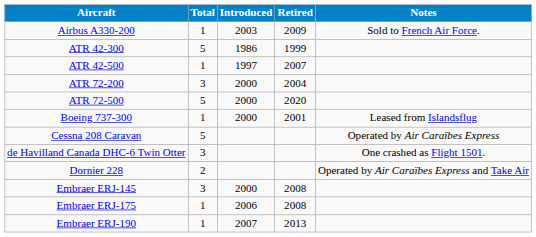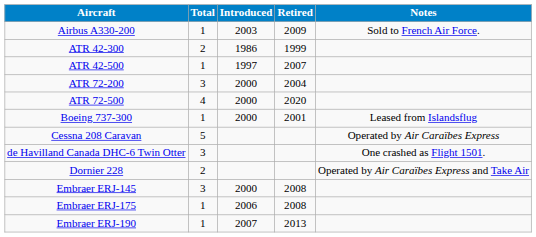(203, 48) 5 -> (203, 48) 2
(203, 100) 5 -> (203, 100) 4
